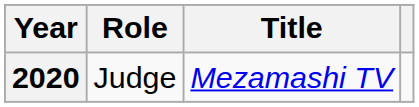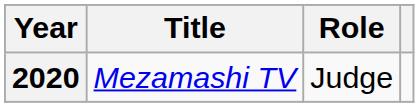columns swapped: (292, 28) <-> (135, 28)
